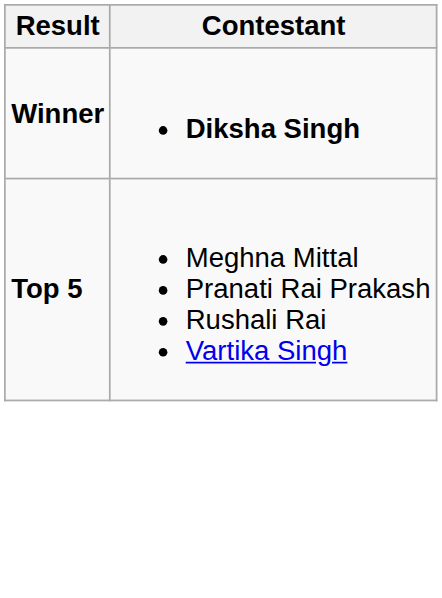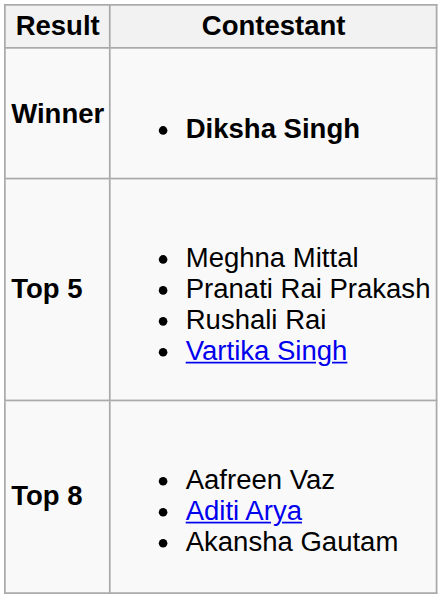+ row: (47, 496)
